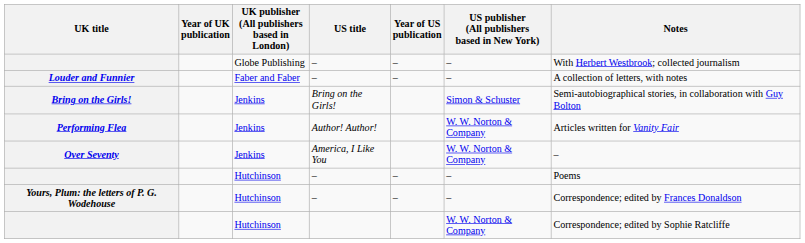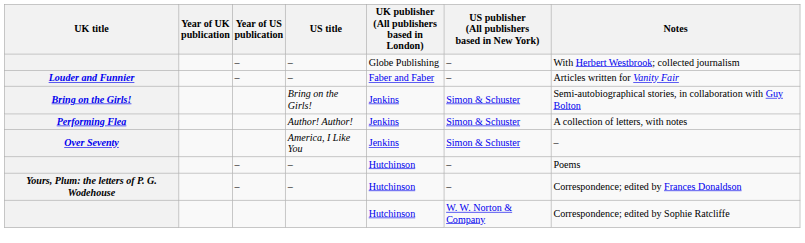columns swapped: (271, 29) <-> (417, 29)
(620, 78) A collection of letters, with notes -> (616, 78) Articles written for Vanity Fair
(479, 127) W. W. Norton & Company -> (483, 121) Simon & Schuster
(616, 127) Articles written for Vanity Fair -> (620, 121) A collection of letters, with notes
(479, 154) W. W. Norton & Company -> (483, 143) Simon & Schuster
